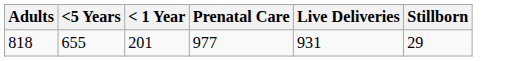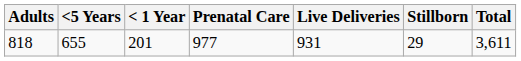+ column: (494, 17)
